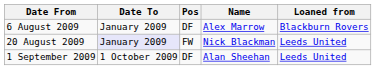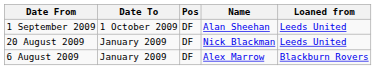rows swapped: (43, 27) <-> (51, 57)
(133, 42) lavender background -> (133, 42) no background
(188, 42) FW -> (188, 42) DF
